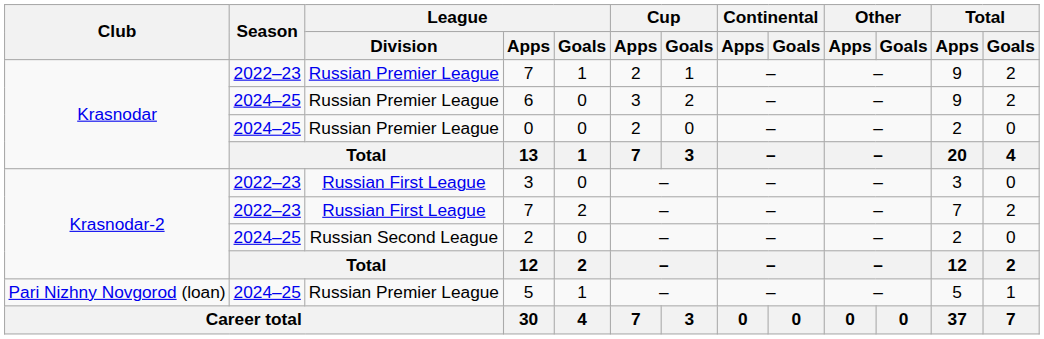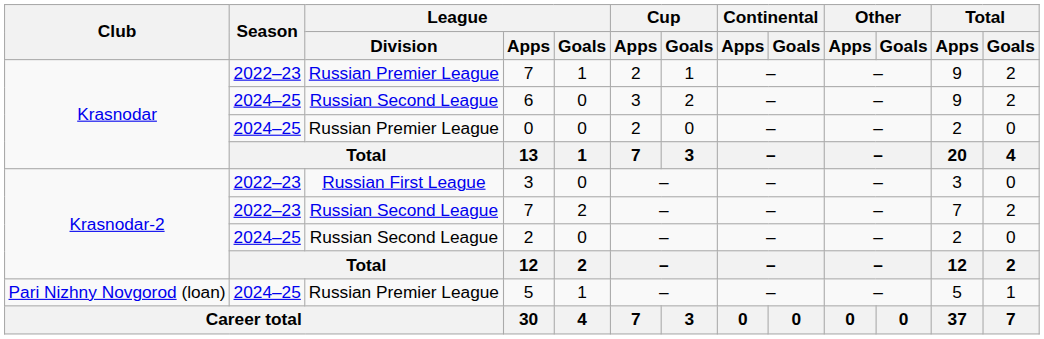(404, 100) Russian Premier League -> (404, 100) Russian Second League
(404, 210) Russian First League -> (404, 210) Russian Second League
